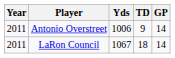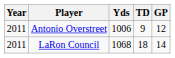(161, 29) 14 -> (161, 29) 12
(121, 45) 1067 -> (121, 45) 1068
